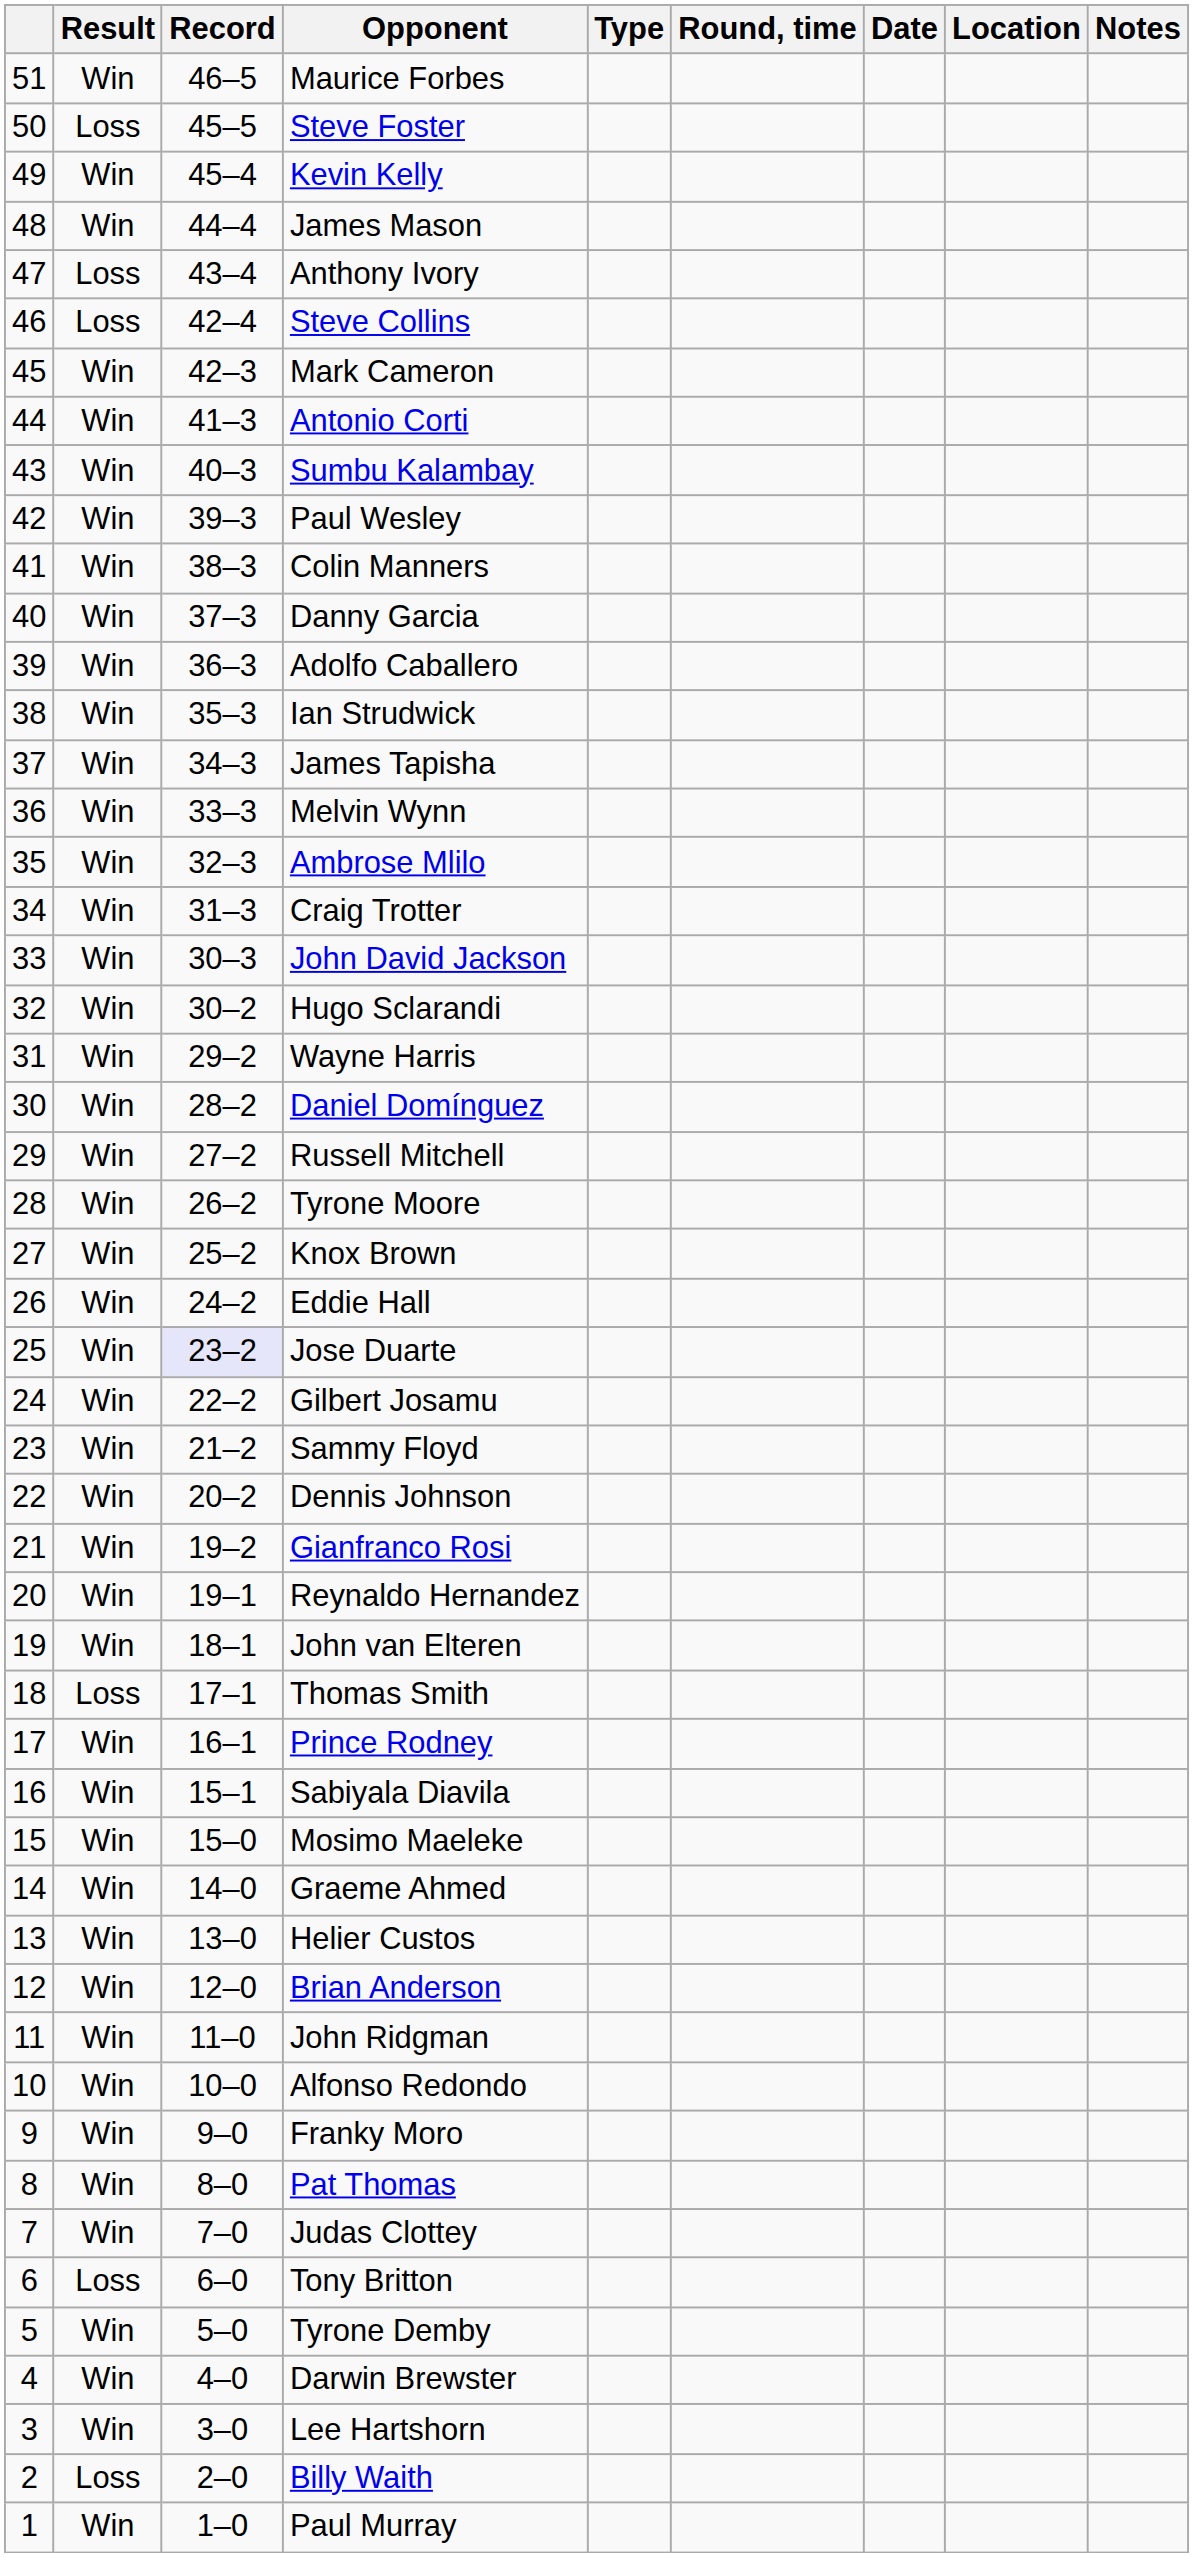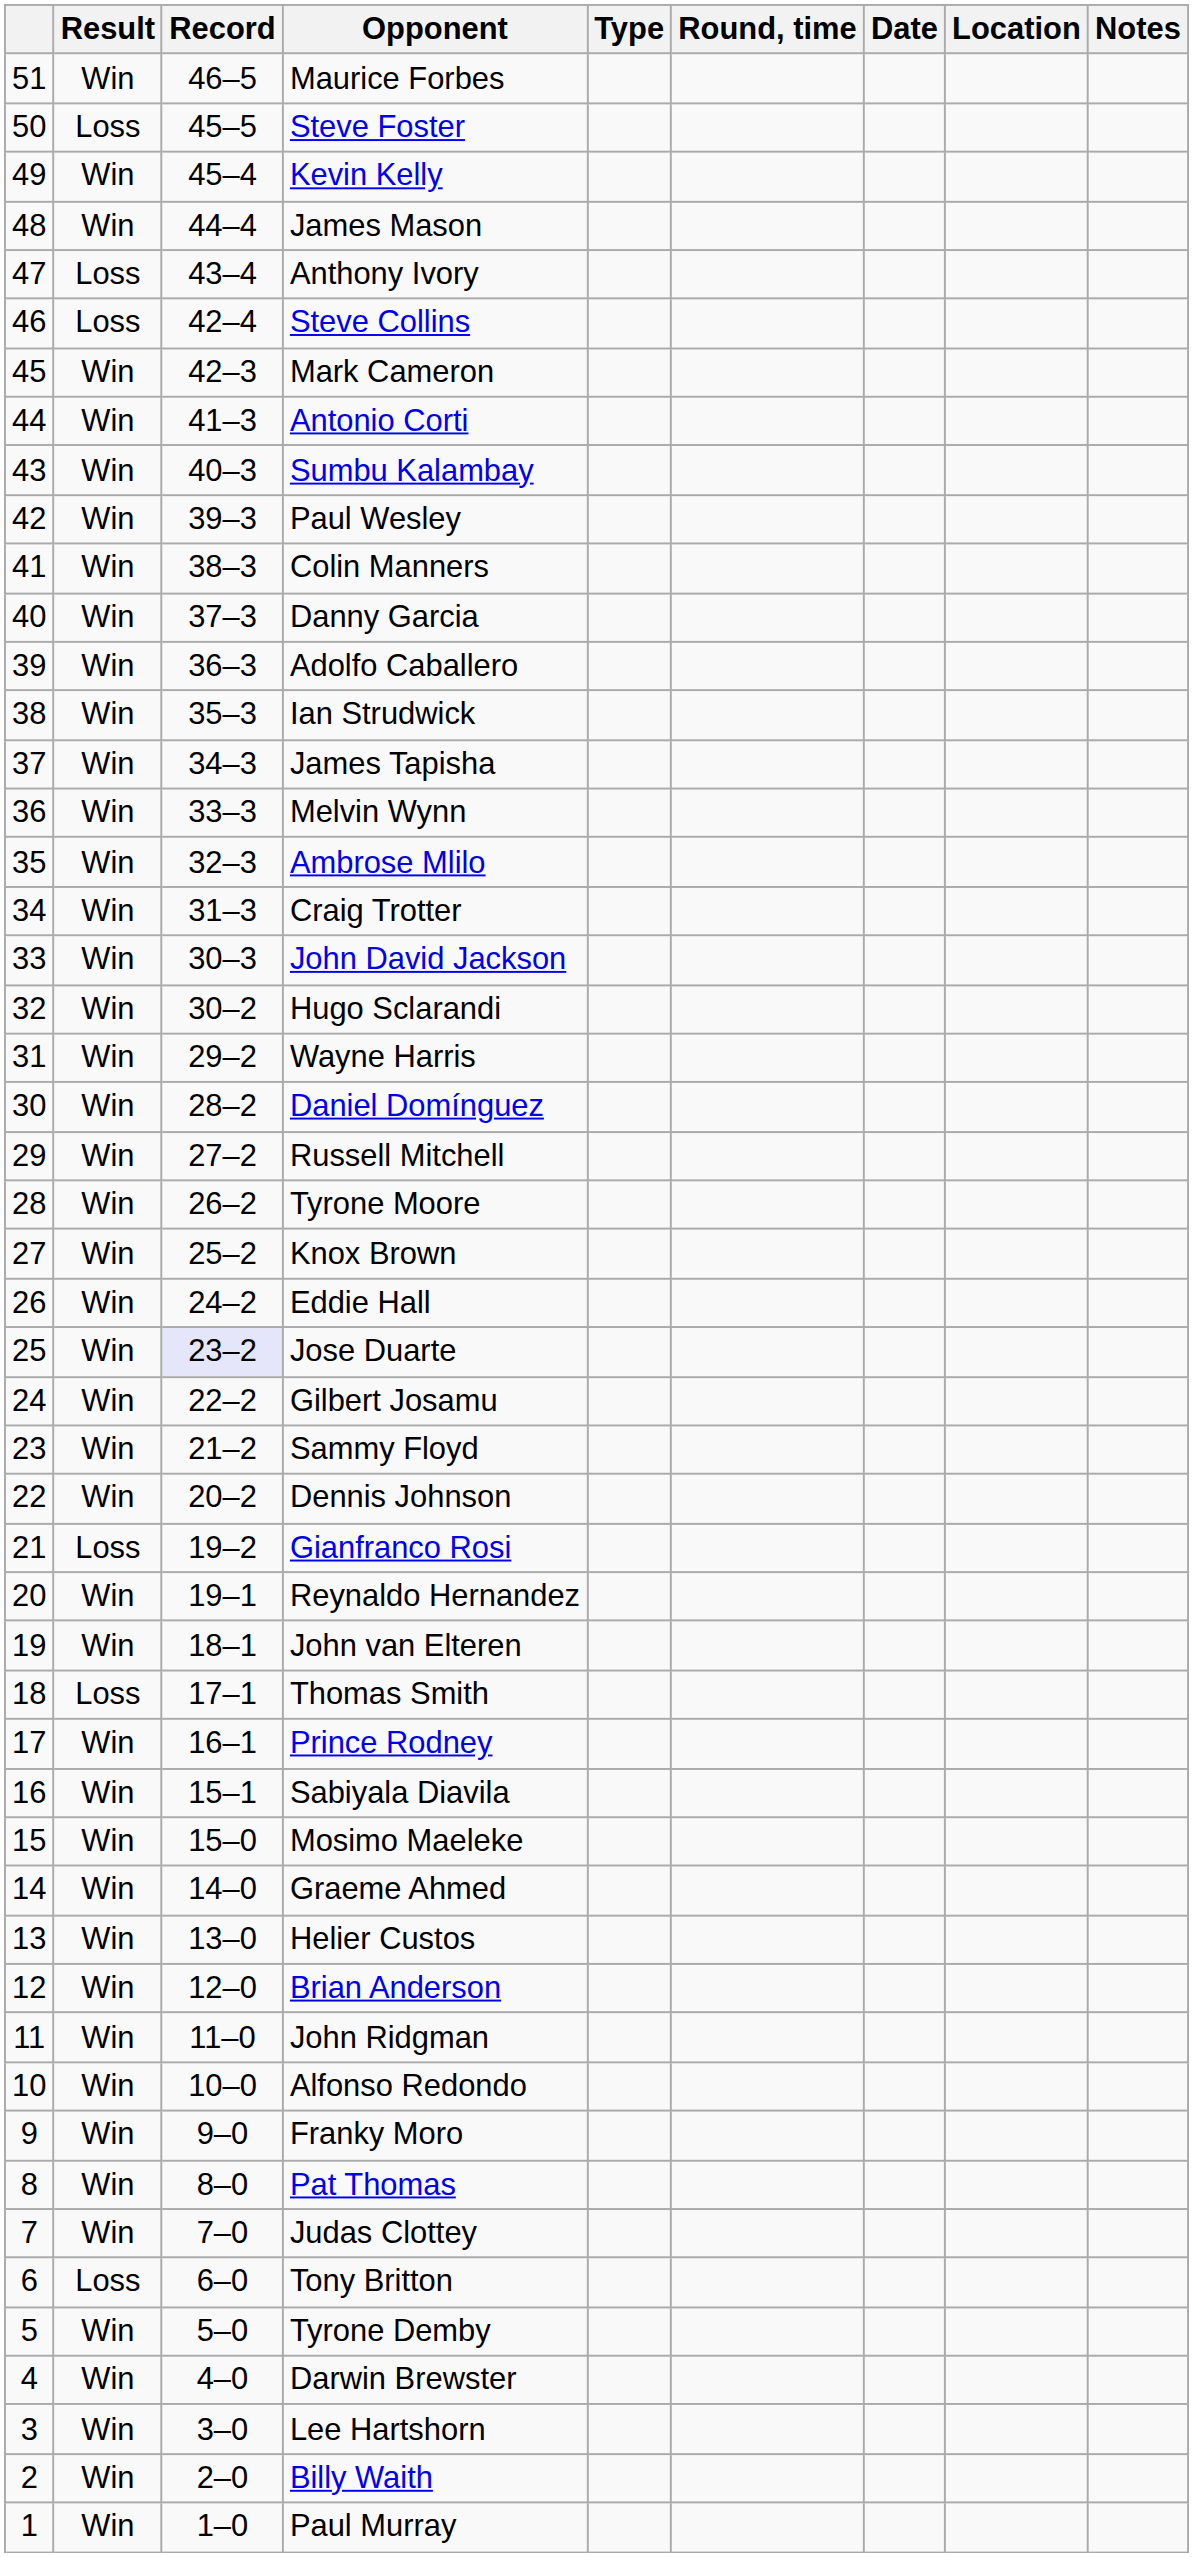(108, 1547) Win -> (108, 1547) Loss
(108, 2477) Loss -> (108, 2477) Win
